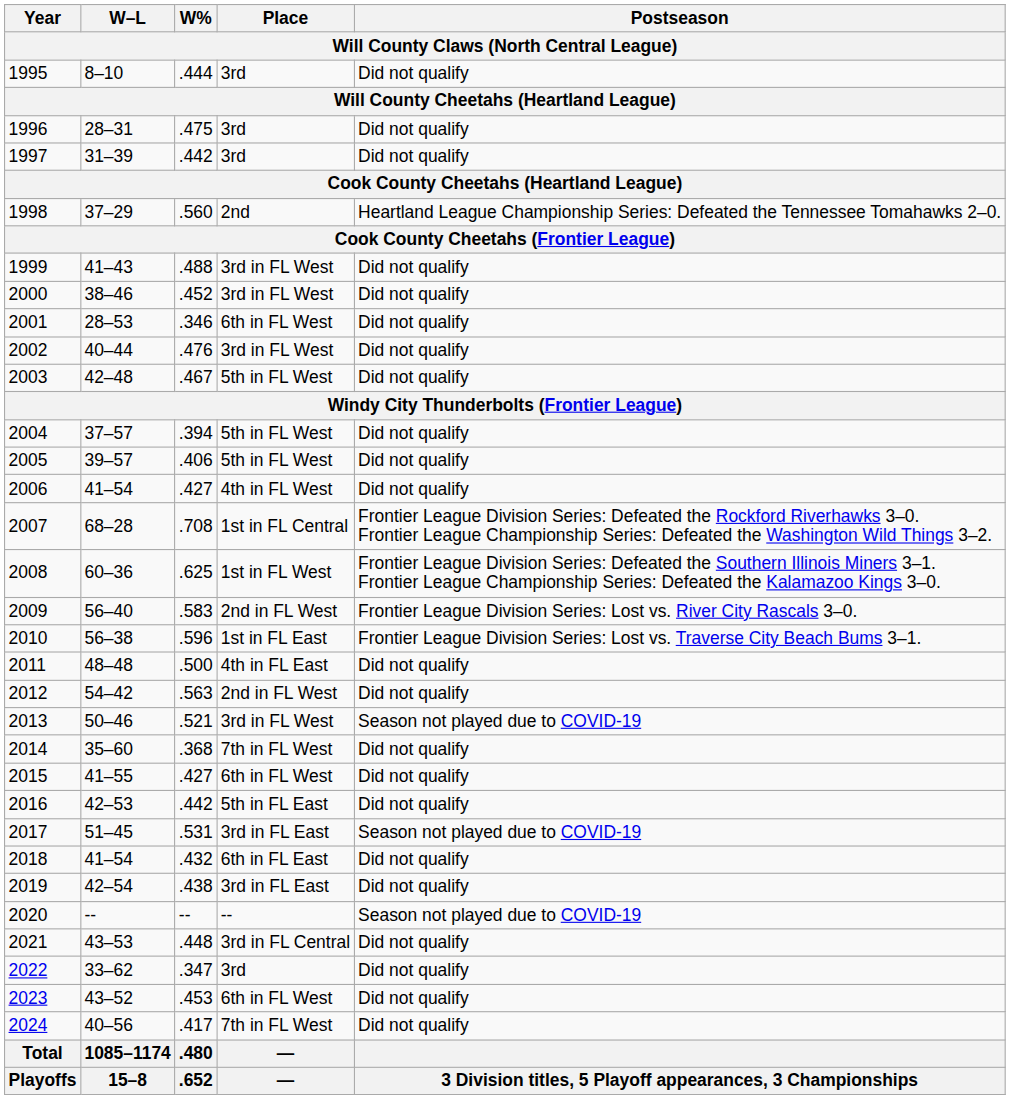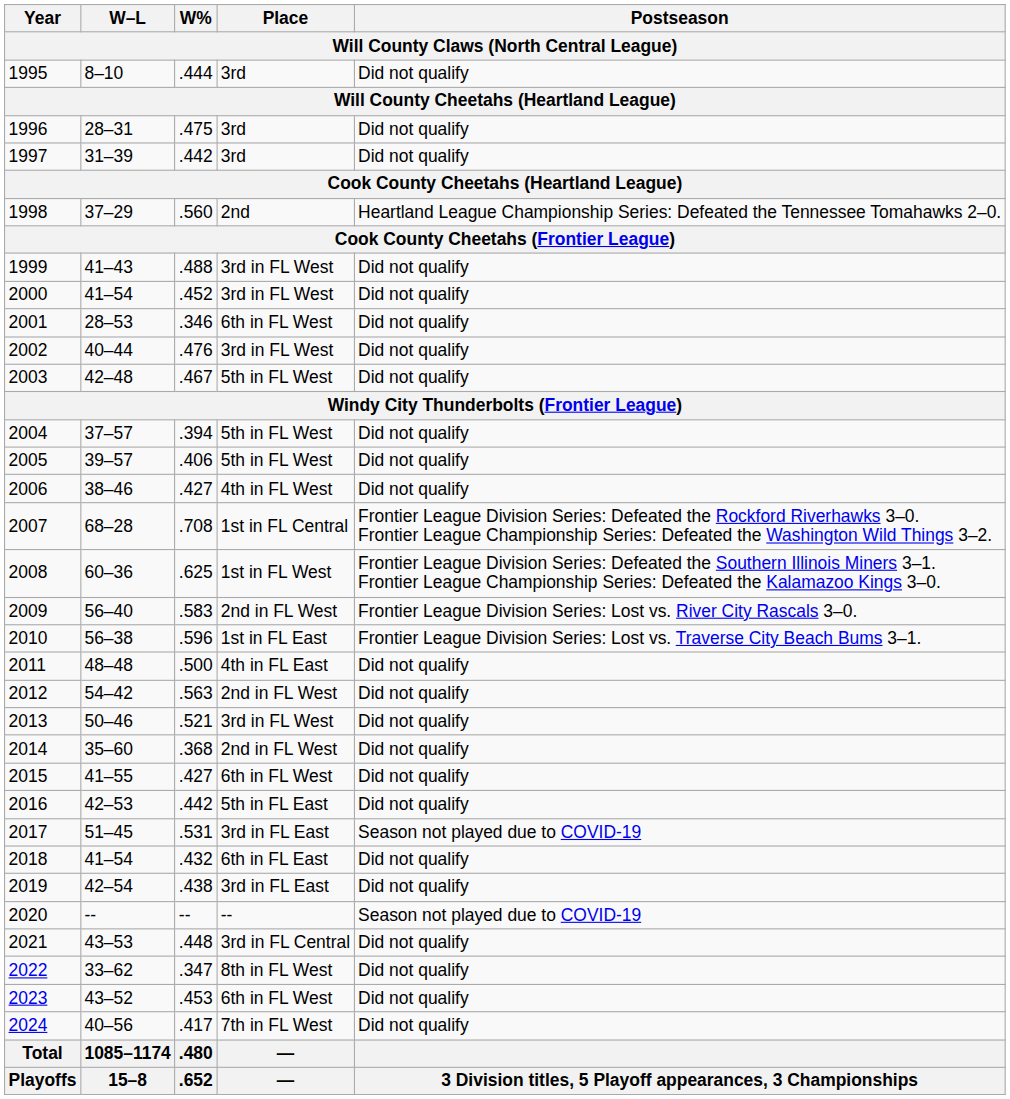(109, 294) 38–46 -> (109, 294) 41–54
(109, 488) 41–54 -> (109, 488) 38–46
(500, 721) Season not played due to COVID-19 -> (413, 721) Did not qualify
(277, 749) 7th in FL West -> (279, 749) 2nd in FL West
(233, 970) 3rd -> (277, 970) 8th in FL West
